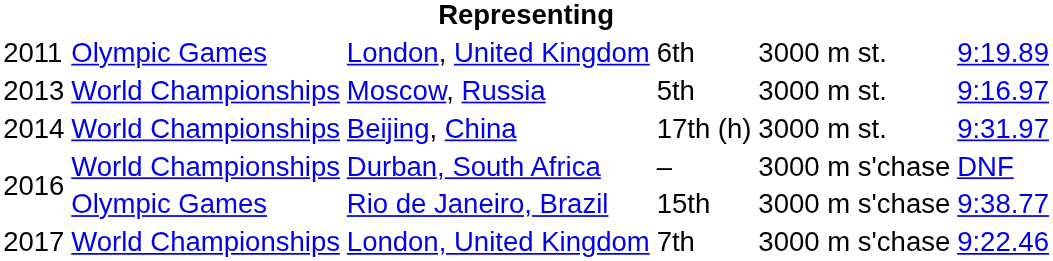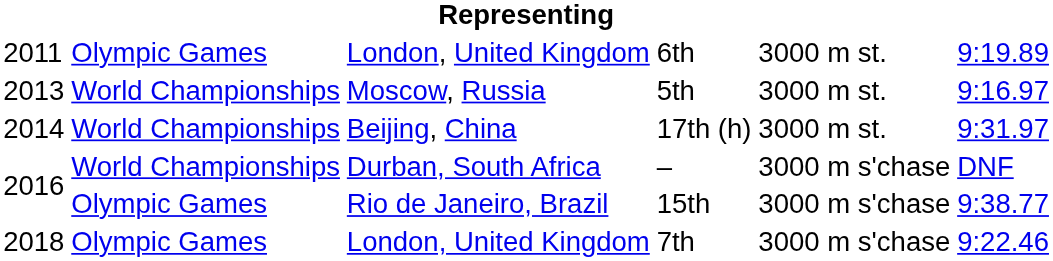(34, 242) 2017 -> (34, 242) 2018
(206, 242) World Championships -> (169, 242) Olympic Games
